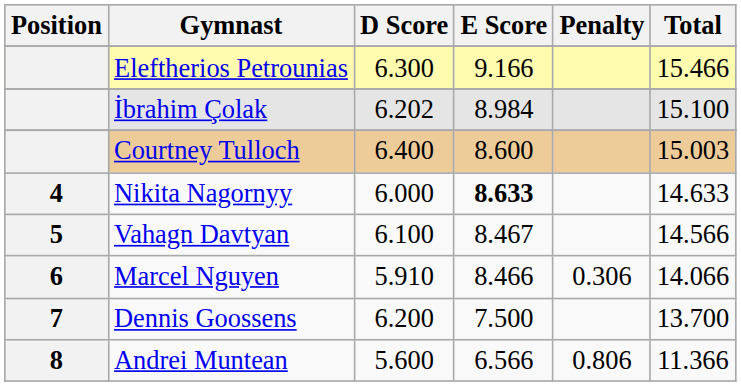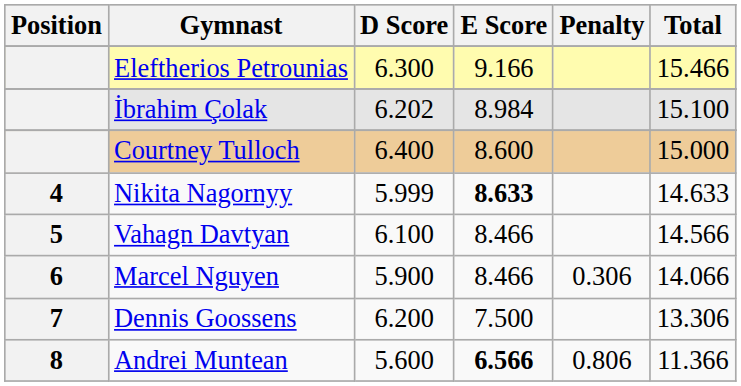(693, 151) 15.003 -> (693, 151) 15.000
(404, 192) 6.000 -> (404, 192) 5.999
(504, 234) 8.467 -> (504, 234) 8.466
(404, 276) 5.910 -> (404, 276) 5.900
(693, 318) 13.700 -> (693, 318) 13.306
(504, 360) normal -> (504, 360) bold
